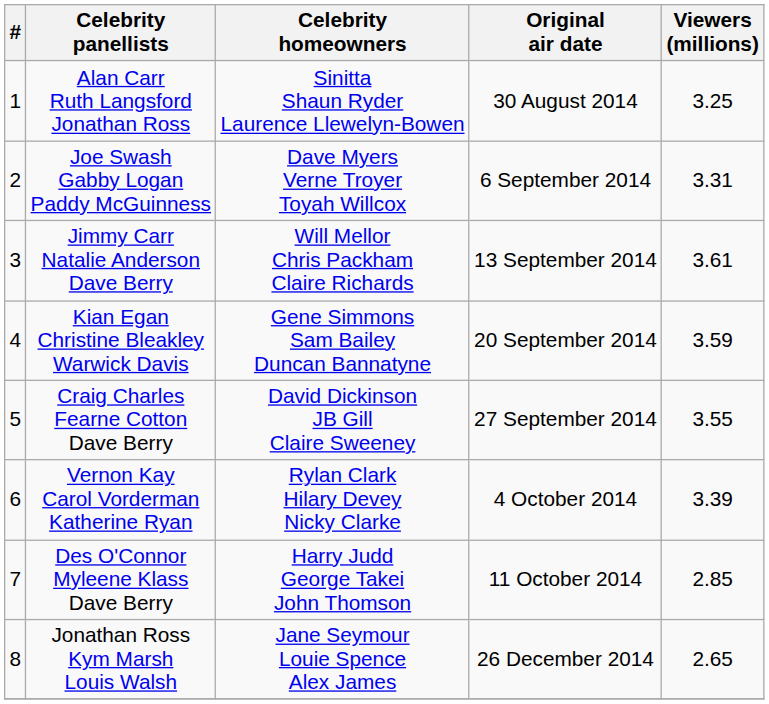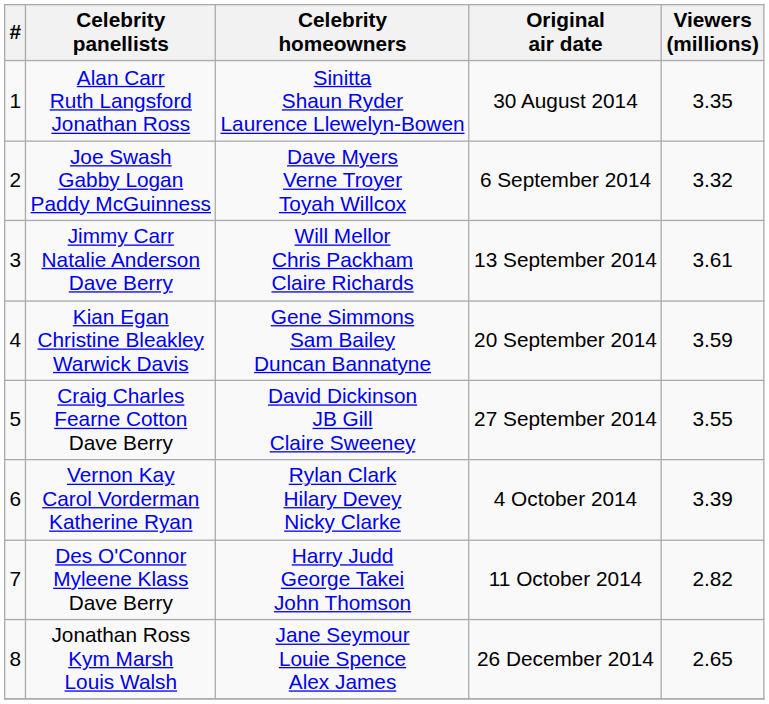(713, 100) 3.25 -> (713, 100) 3.35
(713, 180) 3.31 -> (713, 180) 3.32
(713, 579) 2.85 -> (713, 579) 2.82
